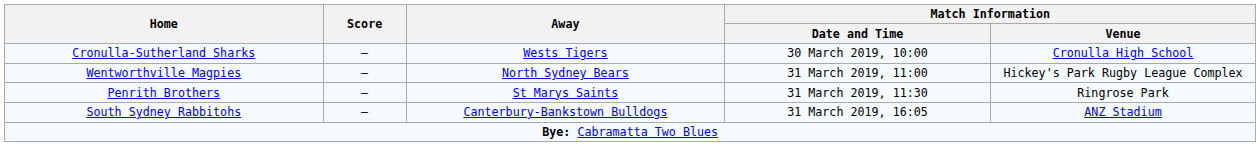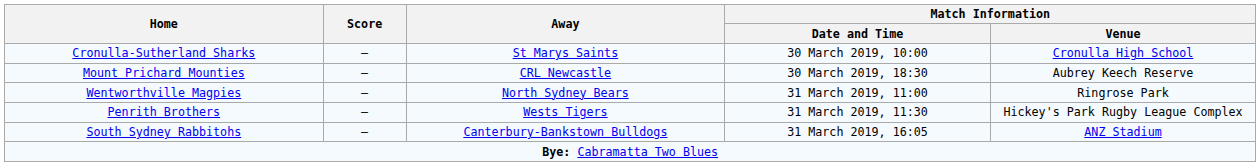(565, 53) Wests Tigers -> (565, 53) St Marys Saints
+ row: (164, 73)
(1123, 73) Hickey's Park Rugby League Complex -> (1123, 93) Ringrose Park
(565, 93) St Marys Saints -> (565, 112) Wests Tigers
(1123, 93) Ringrose Park -> (1123, 112) Hickey's Park Rugby League Complex
